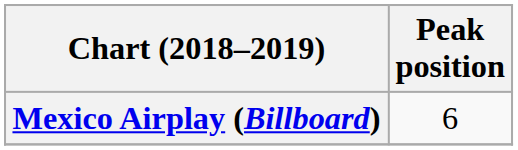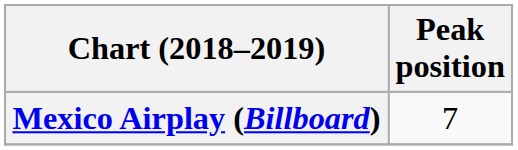(450, 117) 6 -> (450, 117) 7
